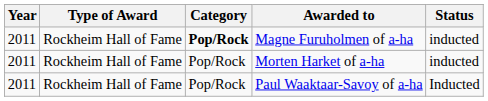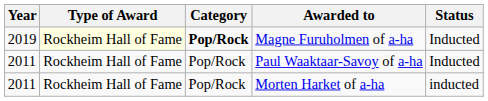(22, 38) 2011 -> (22, 38) 2019
(113, 38) no background -> (113, 38) lightyellow background
(454, 38) inducted -> (455, 38) Inducted
rows swapped: (320, 61) <-> (339, 84)
